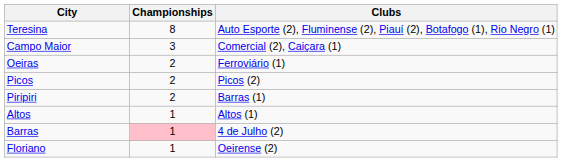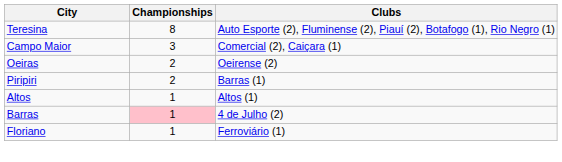(251, 64) Ferroviário (1) -> (247, 64) Oeirense (2)
- row: (20, 81)
(247, 149) Oeirense (2) -> (251, 132) Ferroviário (1)
